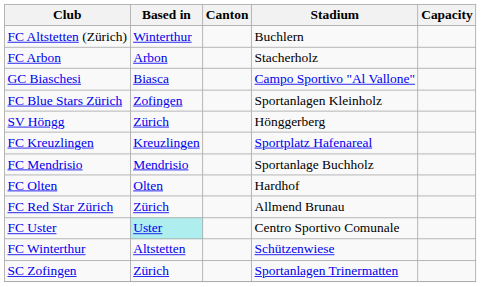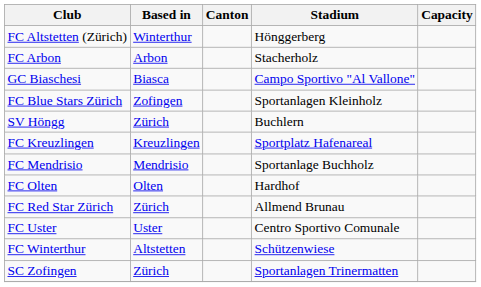(279, 36) Buchlern -> (290, 36) Hönggerberg
(290, 121) Hönggerberg -> (279, 121) Buchlern
(148, 228) paleturquoise background -> (148, 228) no background
